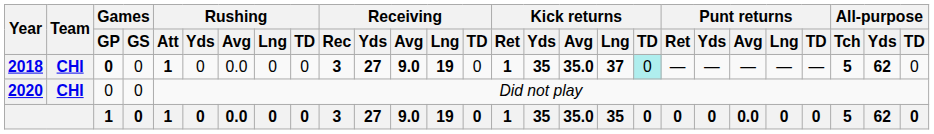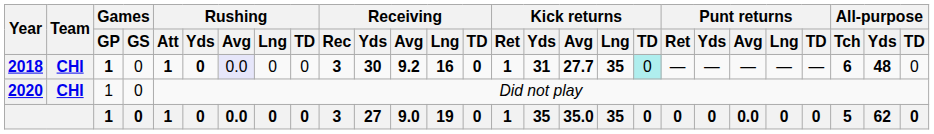(109, 66) 0 -> (109, 66) 1
(200, 66) normal -> (200, 66) bold
(237, 66) no background -> (237, 66) lavender background
(373, 66) 27 -> (373, 66) 30
(409, 66) 9.0 -> (409, 66) 9.2
(445, 66) 19 -> (445, 66) 16
(477, 66) normal -> (477, 66) bold
(542, 66) 35 -> (542, 66) 31
(578, 66) 35.0 -> (578, 66) 27.7
(615, 66) 37 -> (615, 66) 35
(847, 66) 5 -> (847, 66) 6
(882, 66) 62 -> (882, 66) 48
(109, 91) 0 -> (109, 91) 1
